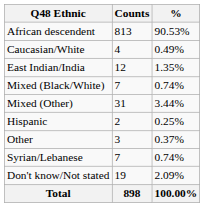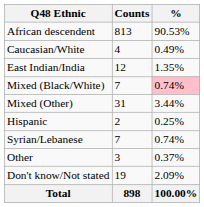(169, 85) no background -> (169, 85) pink background
rows swapped: (45, 157) <-> (20, 139)
